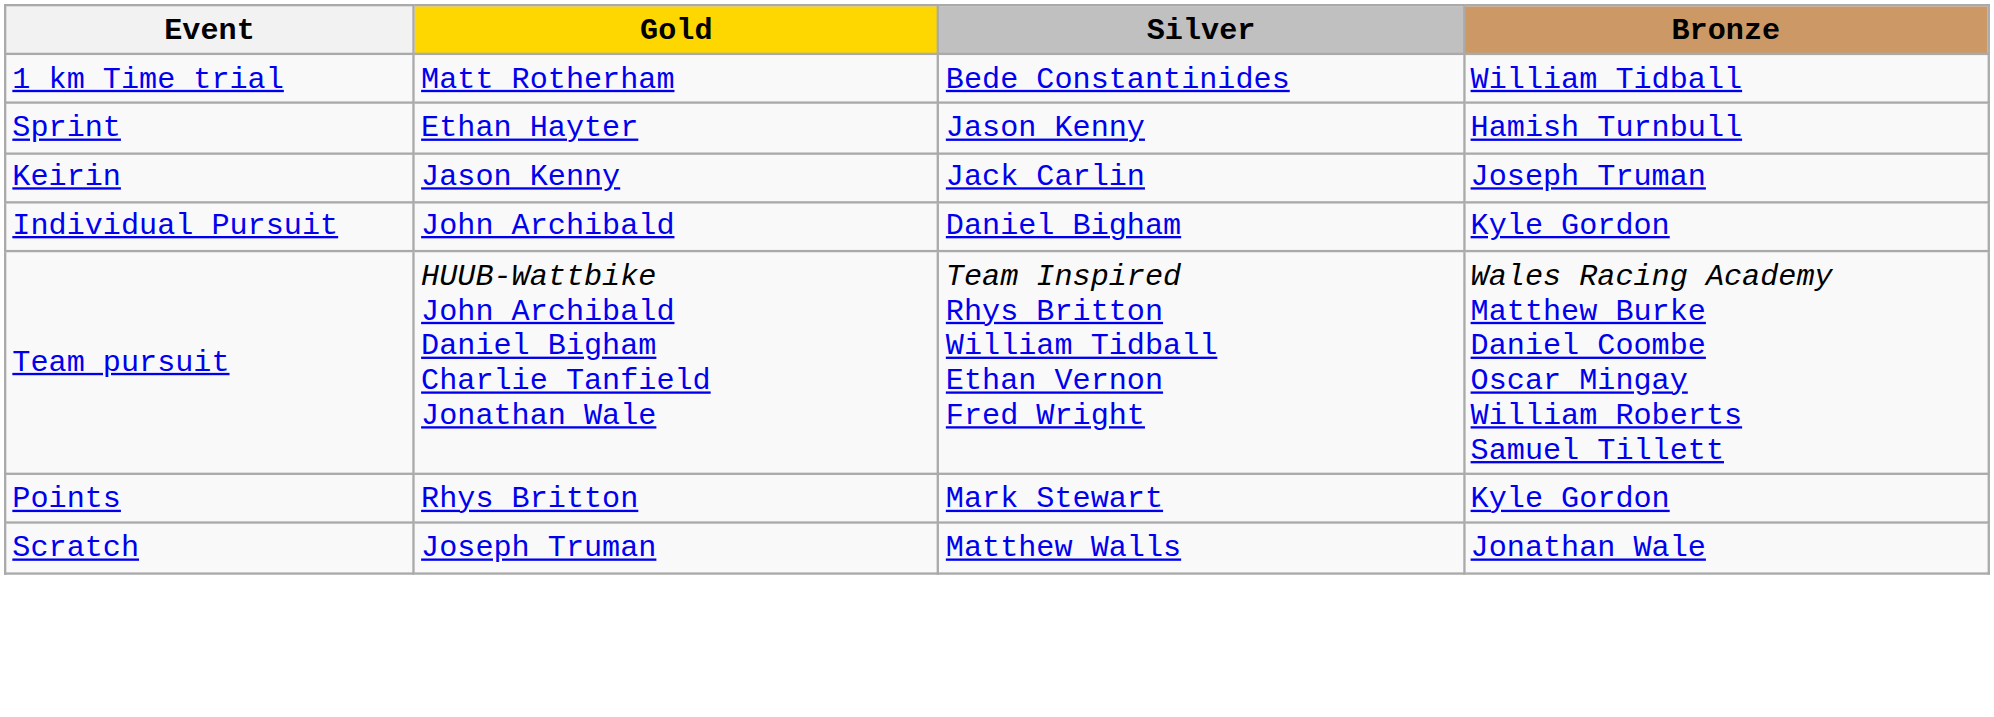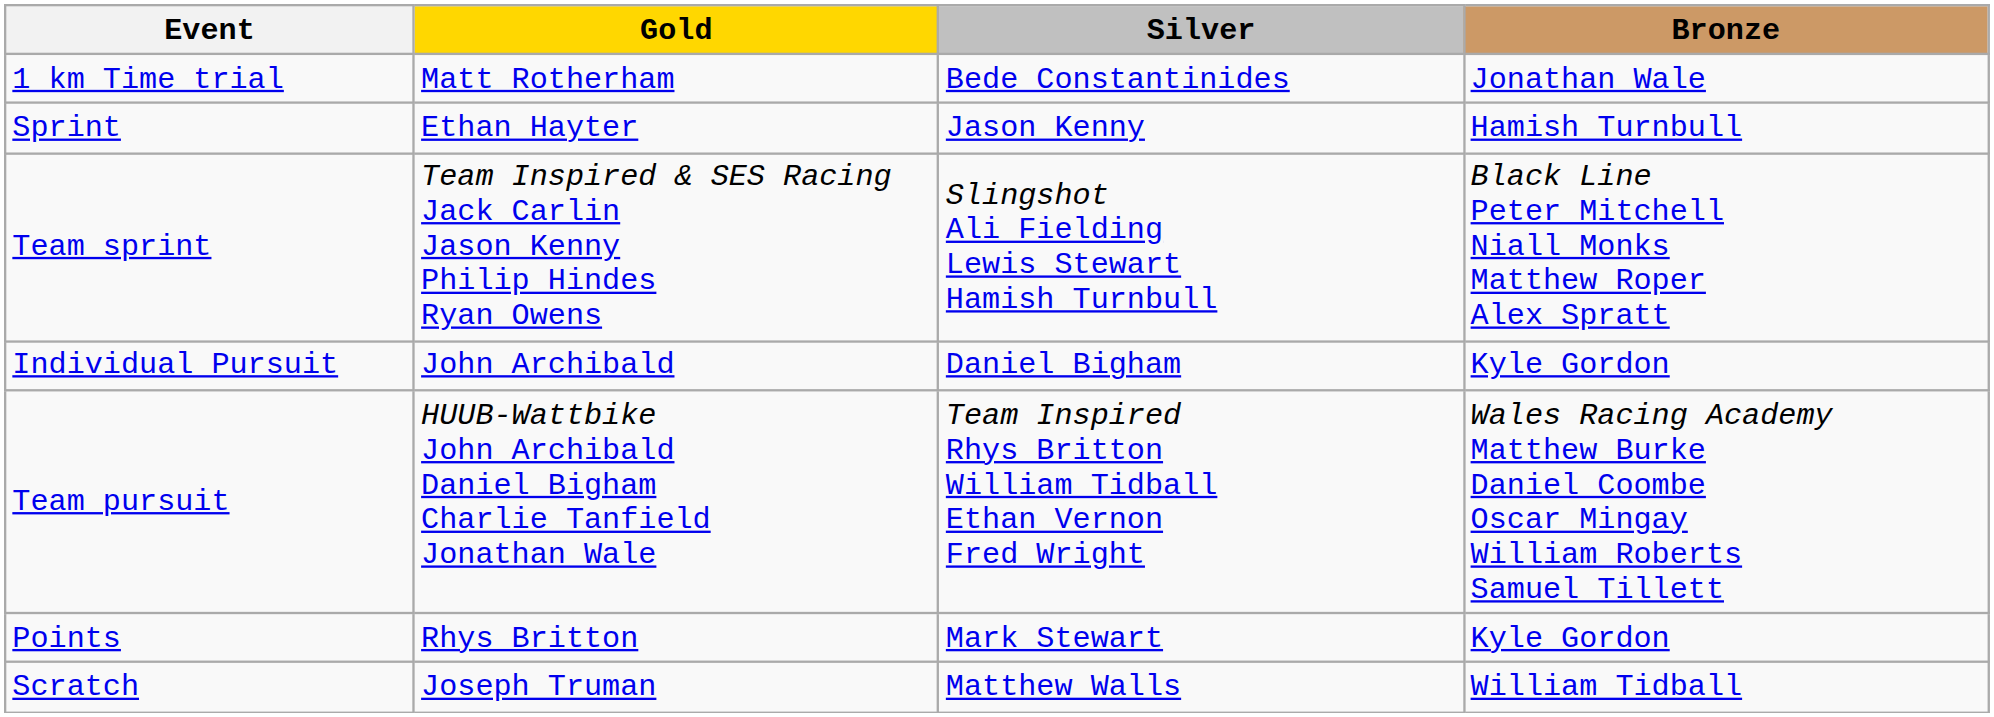(1606, 79) William Tidball -> (1588, 79) Jonathan Wale
- row: (67, 177)
+ row: (112, 247)
(1588, 548) Jonathan Wale -> (1606, 687) William Tidball
